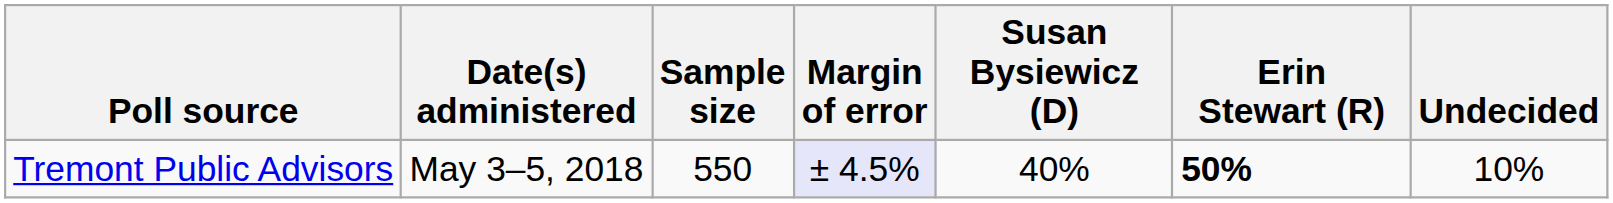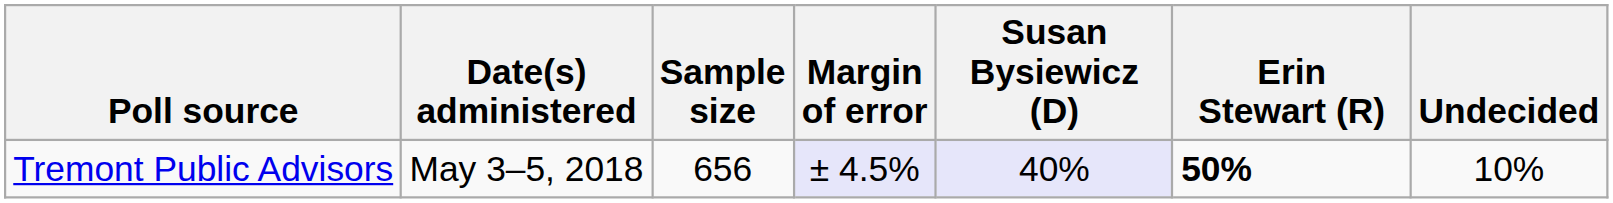(723, 168) 550 -> (723, 168) 656
(1054, 168) no background -> (1054, 168) lavender background
